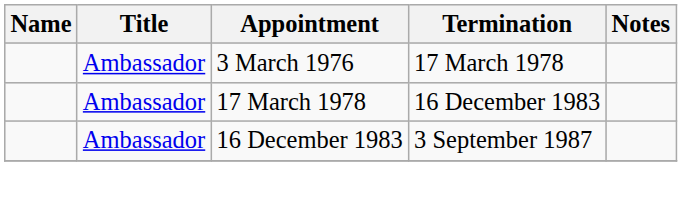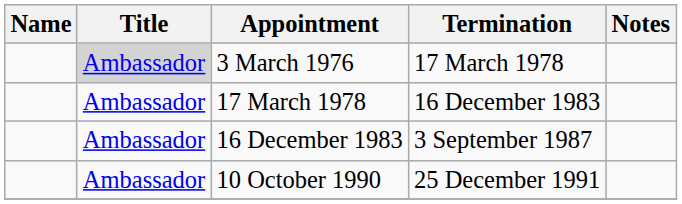(144, 62) no background -> (144, 62) lightgrey background
+ row: (299, 179)
